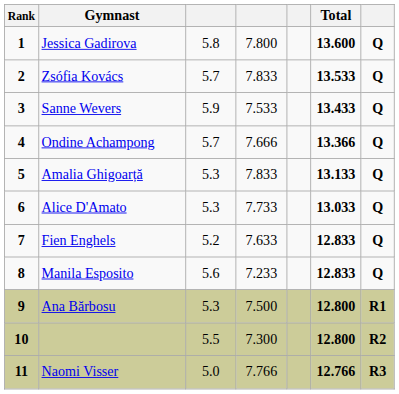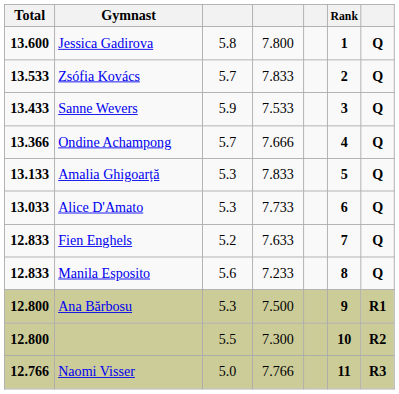columns swapped: (21, 16) <-> (336, 15)
